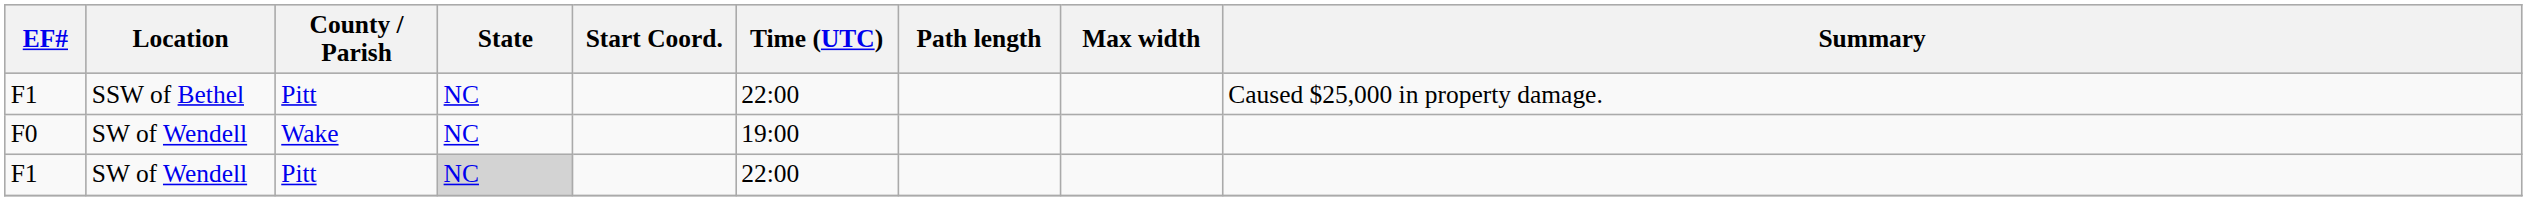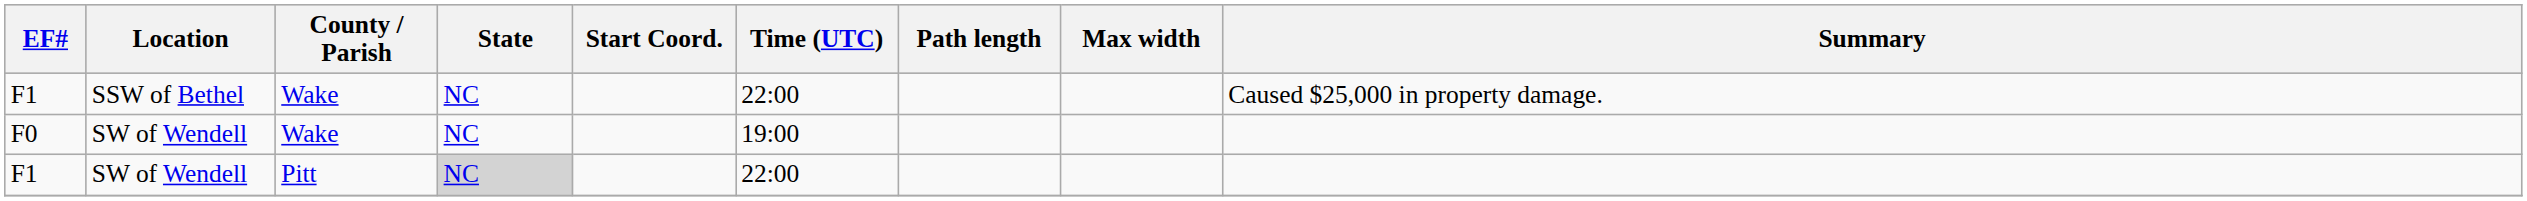(299, 93) Pitt -> (310, 93) Wake
